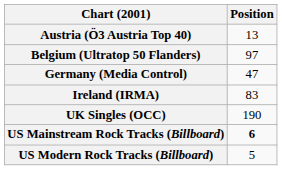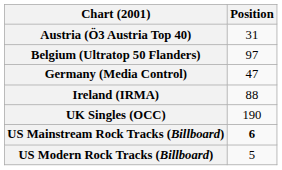(252, 34) 13 -> (252, 34) 31
(252, 94) 83 -> (252, 94) 88
